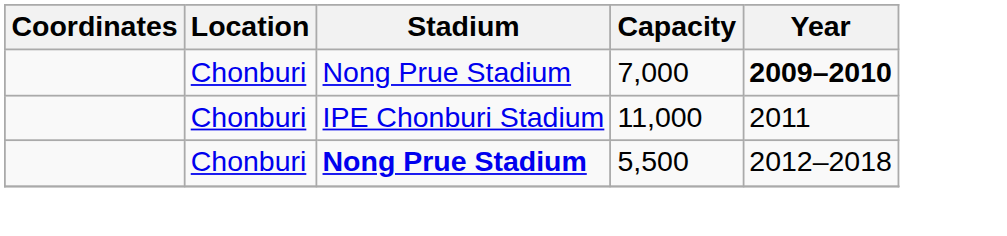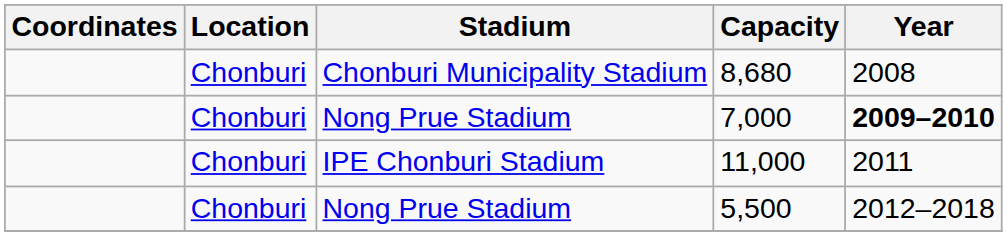+ row: (756, 72)
(455, 162) bold -> (447, 207) normal
